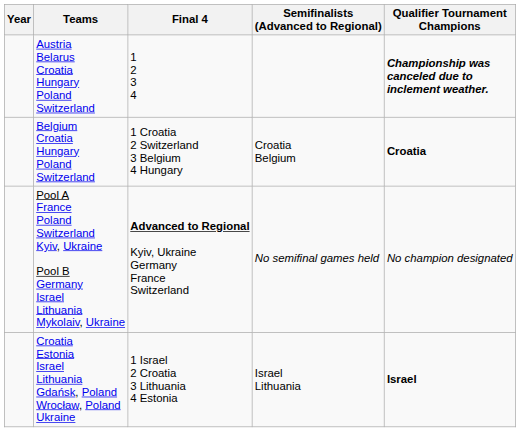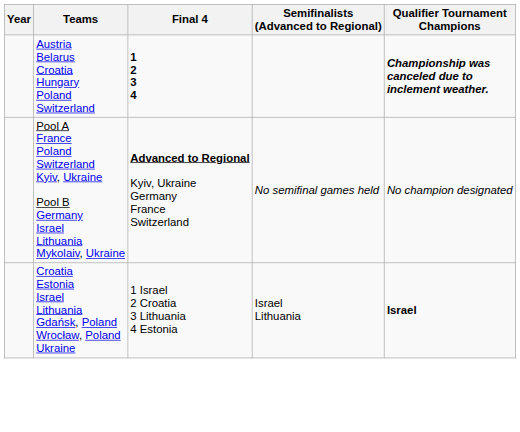(133, 76) normal -> (133, 76) bold
- row: (66, 151)
